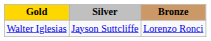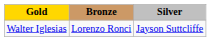columns swapped: (105, 12) <-> (173, 12)
